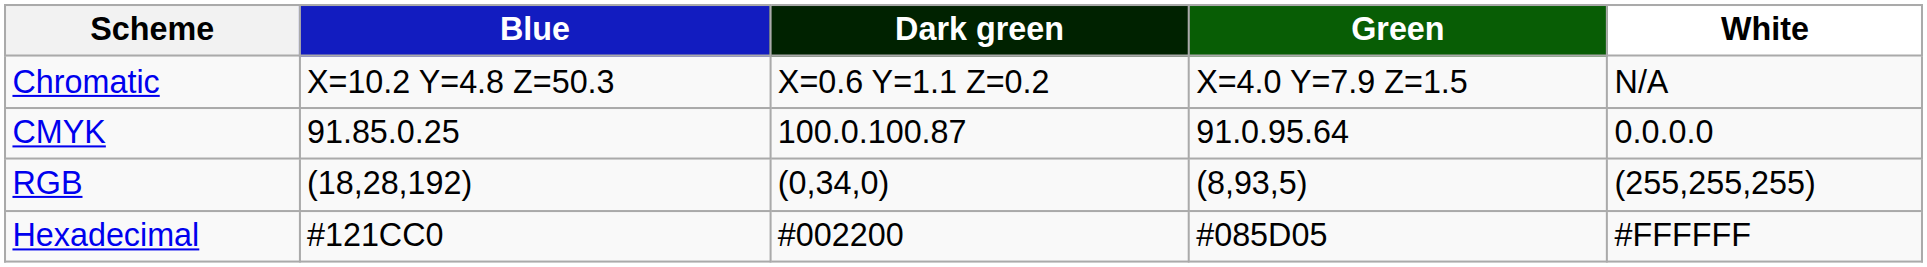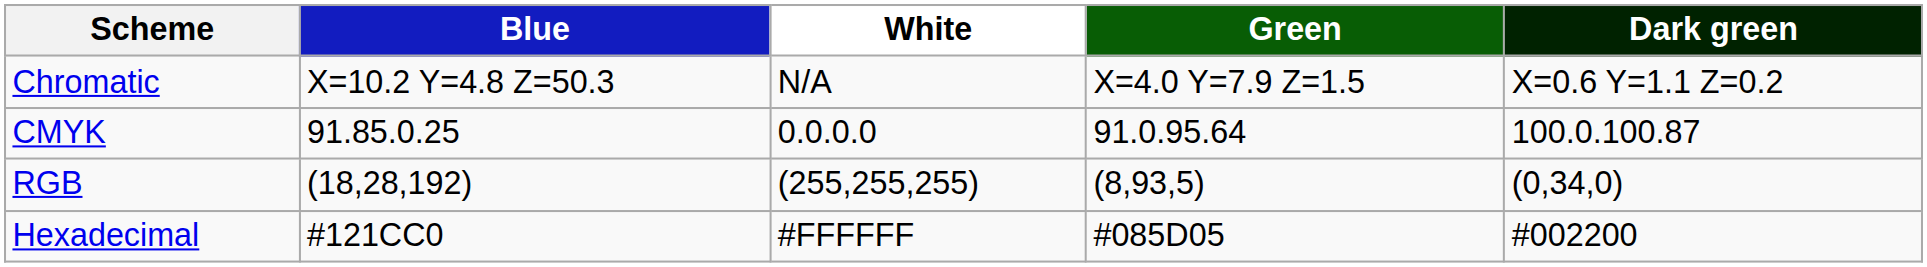columns swapped: (1765, 30) <-> (980, 30)
